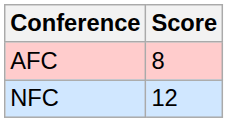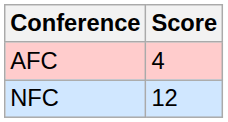(158, 60) 8 -> (158, 60) 4
